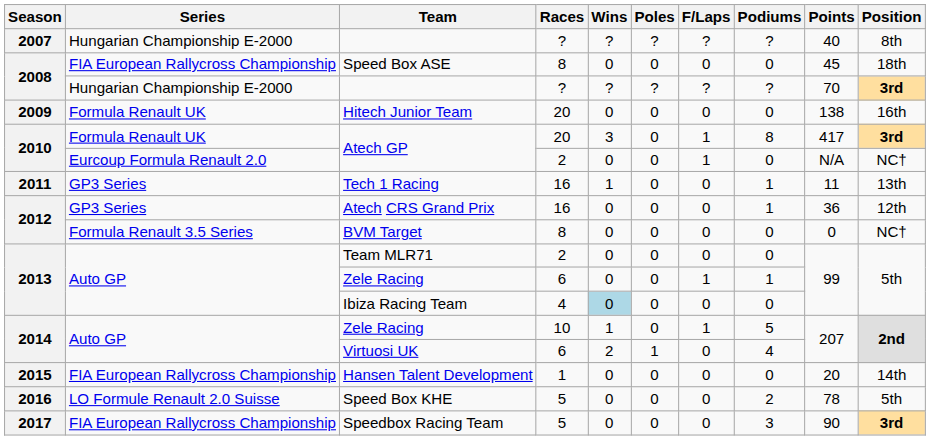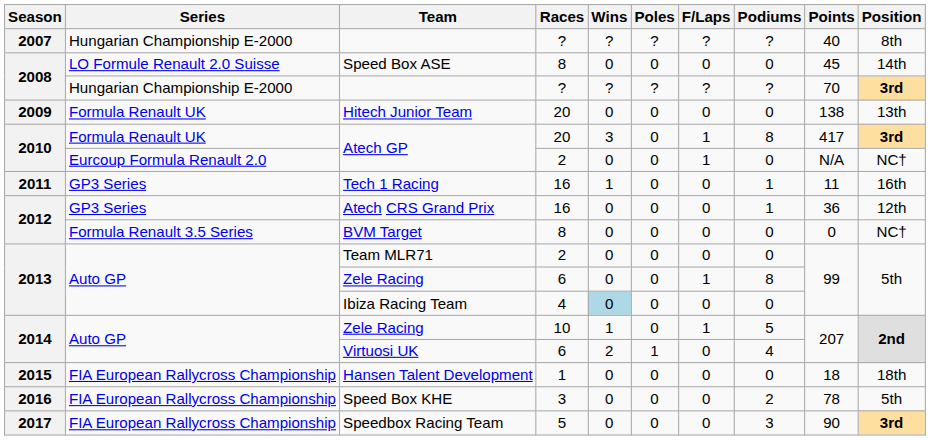(202, 65) FIA European Rallycross Championship -> (174, 65) LO Formule Renault 2.0 Suisse
(892, 65) 18th -> (892, 65) 14th
(892, 112) 16th -> (892, 112) 13th
(892, 184) 13th -> (892, 184) 16th
(770, 280) 1 -> (770, 280) 8
(832, 375) 20 -> (832, 375) 18
(892, 375) 14th -> (892, 375) 18th
(174, 399) LO Formule Renault 2.0 Suisse -> (202, 399) FIA European Rallycross Championship
(562, 399) 5 -> (562, 399) 3
